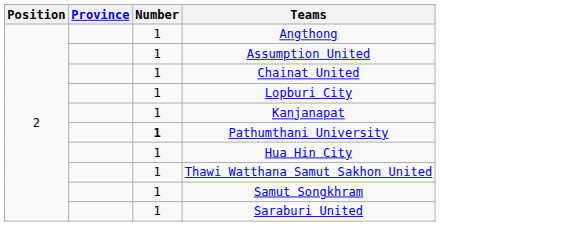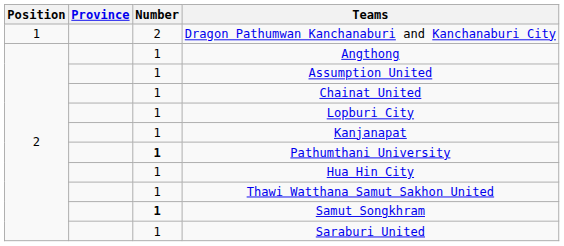+ row: (370, 34)
(157, 192) normal -> (157, 211) bold
